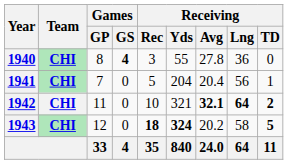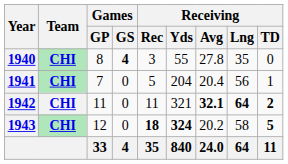(242, 59) 36 -> (242, 59) 35
(152, 103) 10 -> (152, 103) 11
